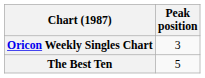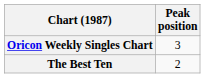(178, 63) 5 -> (178, 63) 2
